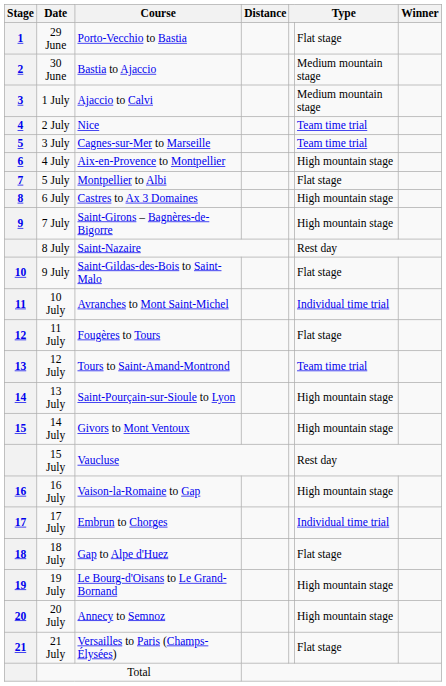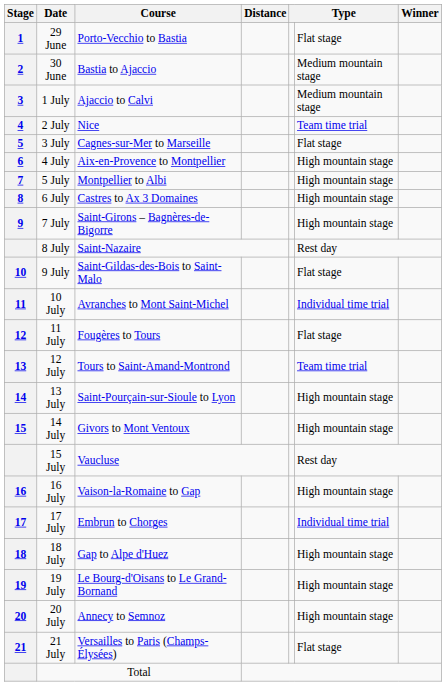(332, 143) Team time trial -> (319, 143) Flat stage
(319, 180) Flat stage -> (345, 180) High mountain stage
(319, 553) Flat stage -> (345, 553) High mountain stage
